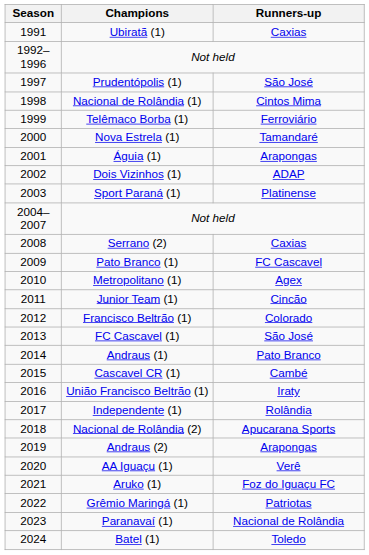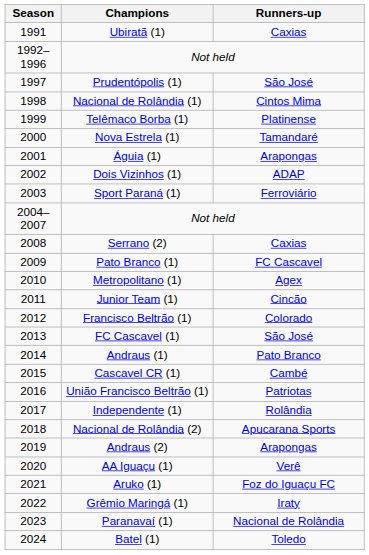(289, 119) Ferroviário -> (289, 119) Platinense
(289, 193) Platinense -> (289, 193) Ferroviário
(289, 391) Iraty -> (289, 391) Patriotas
(289, 503) Patriotas -> (289, 503) Iraty
